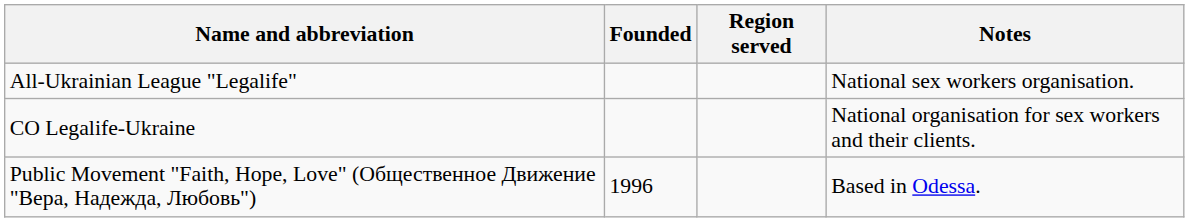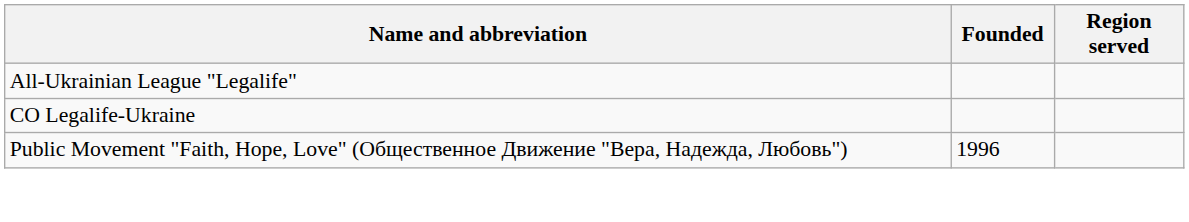- column: (1005, 33)
